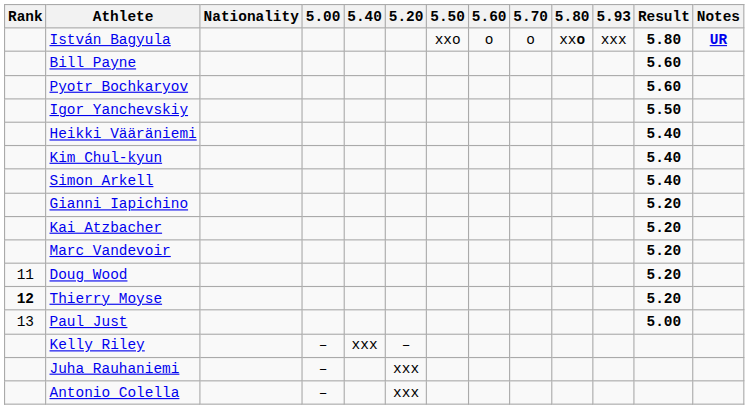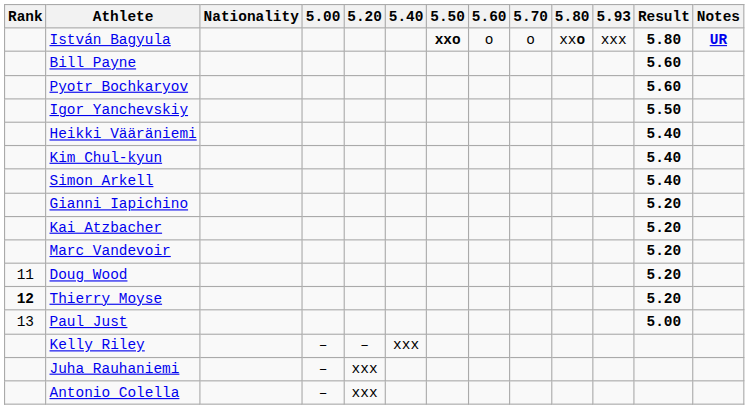columns swapped: (406, 16) <-> (365, 16)
(448, 40) normal -> (448, 40) bold
